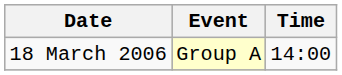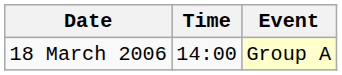columns swapped: (301, 21) <-> (219, 21)
